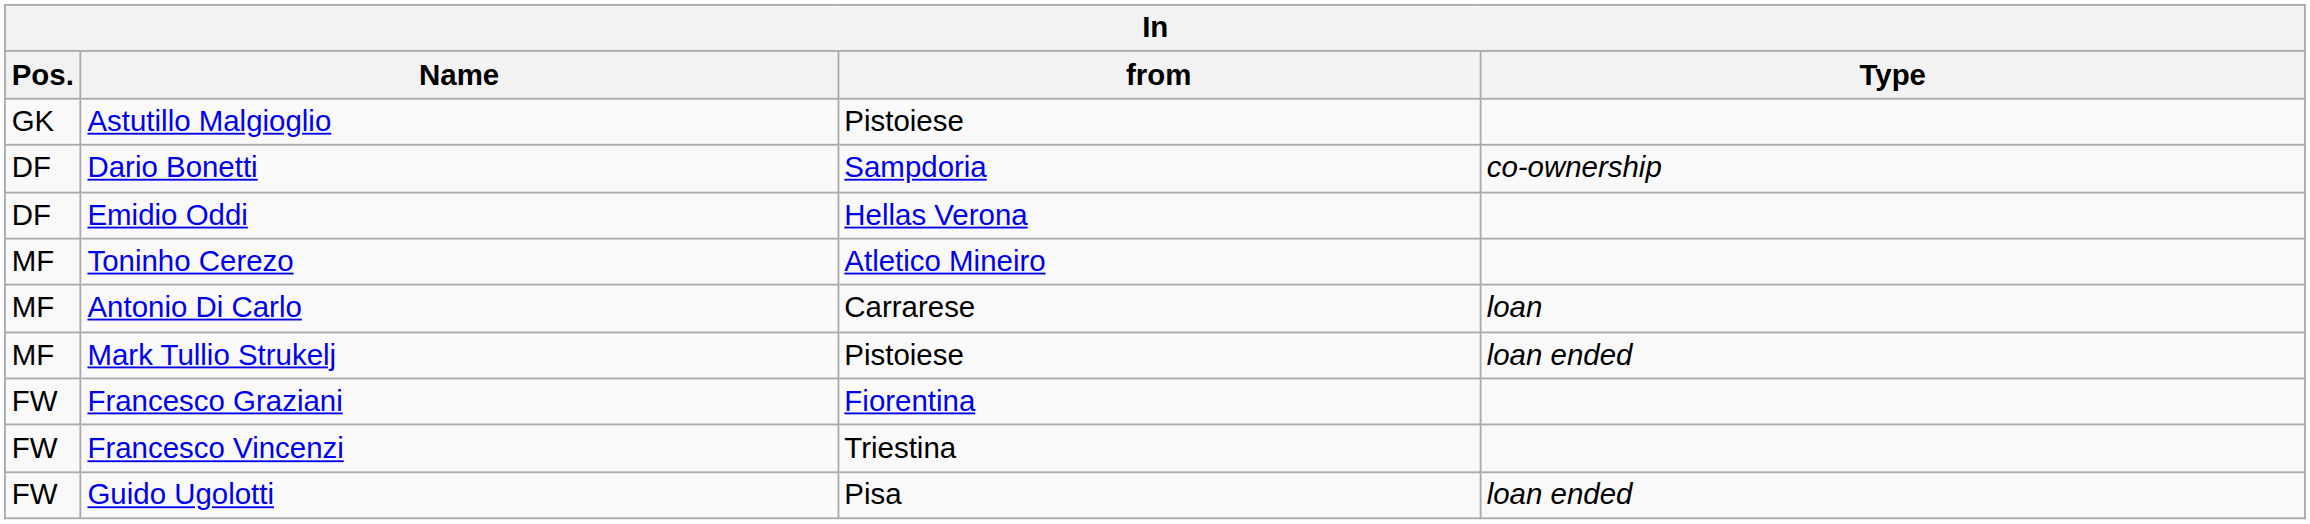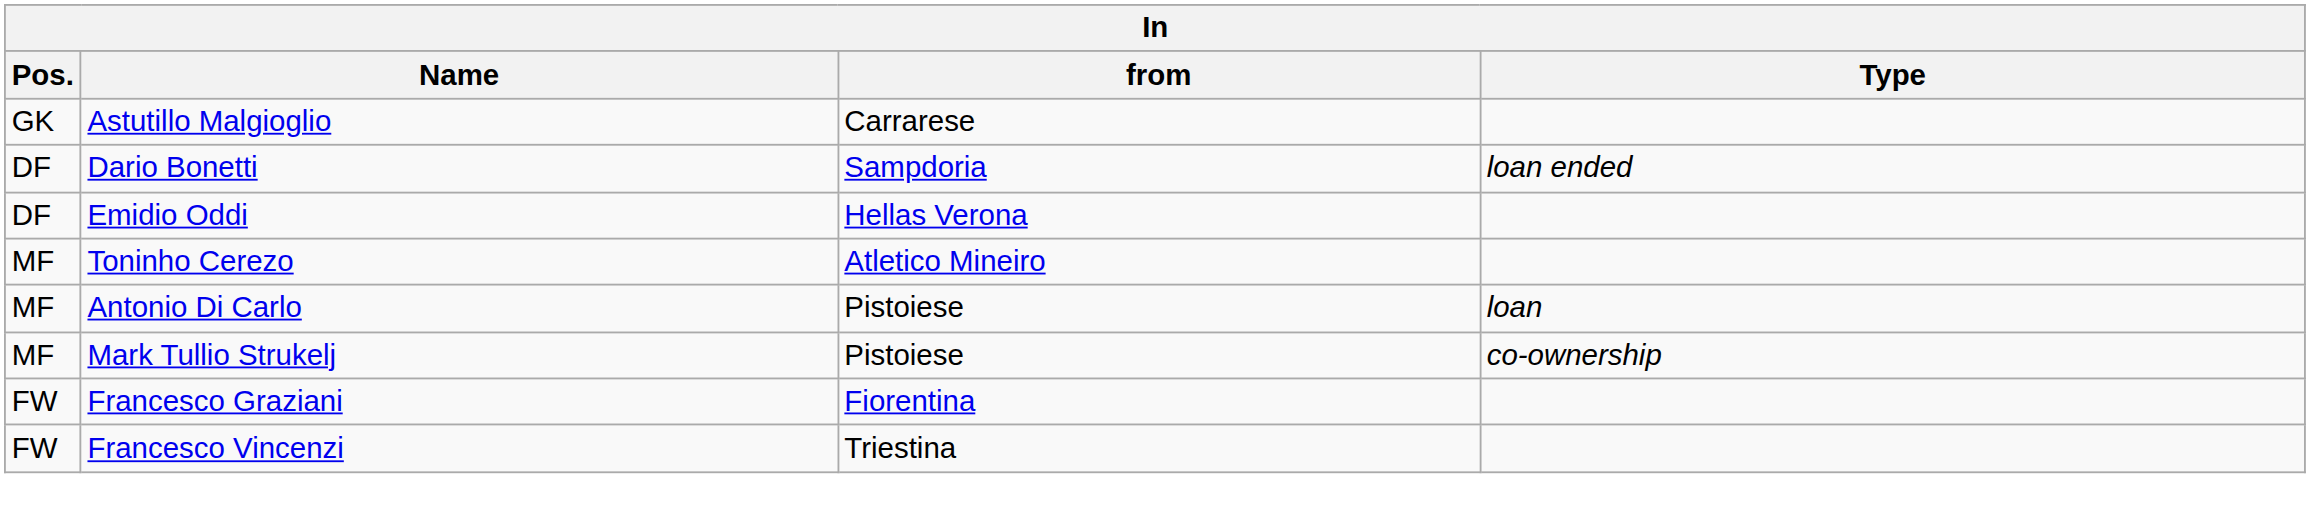(904, 121) Pistoiese -> (910, 121) Carrarese
(1574, 167) co-ownership -> (1560, 167) loan ended
(910, 307) Carrarese -> (904, 307) Pistoiese
(1560, 354) loan ended -> (1574, 354) co-ownership
- row: (181, 494)
